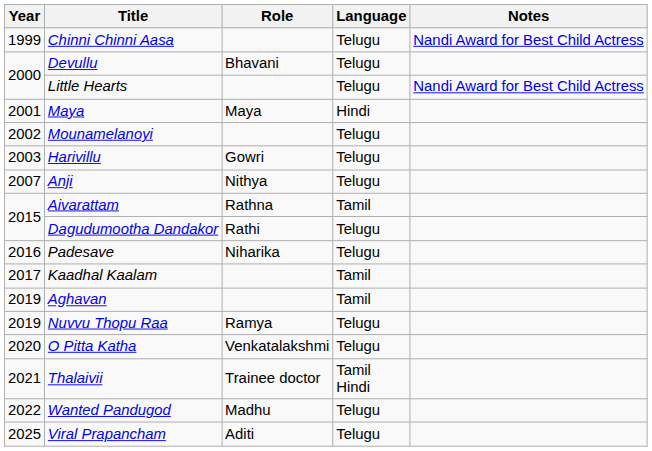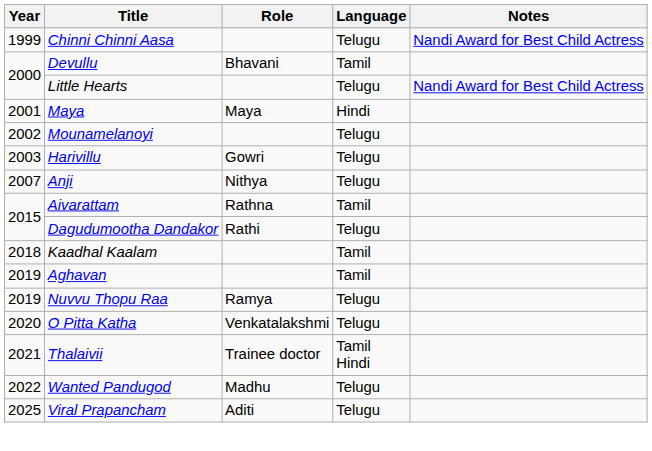(358, 63) Telugu -> (354, 63) Tamil
- row: (81, 252)
(24, 275) 2017 -> (24, 252) 2018
